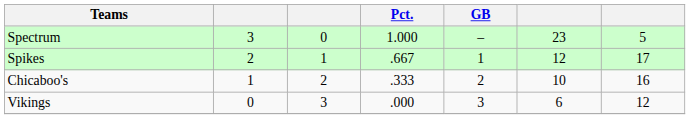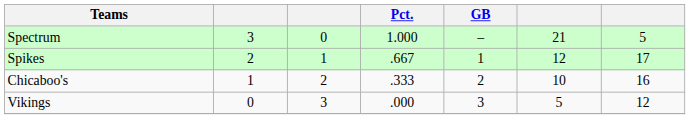(559, 37) 23 -> (559, 37) 21
(559, 102) 6 -> (559, 102) 5
